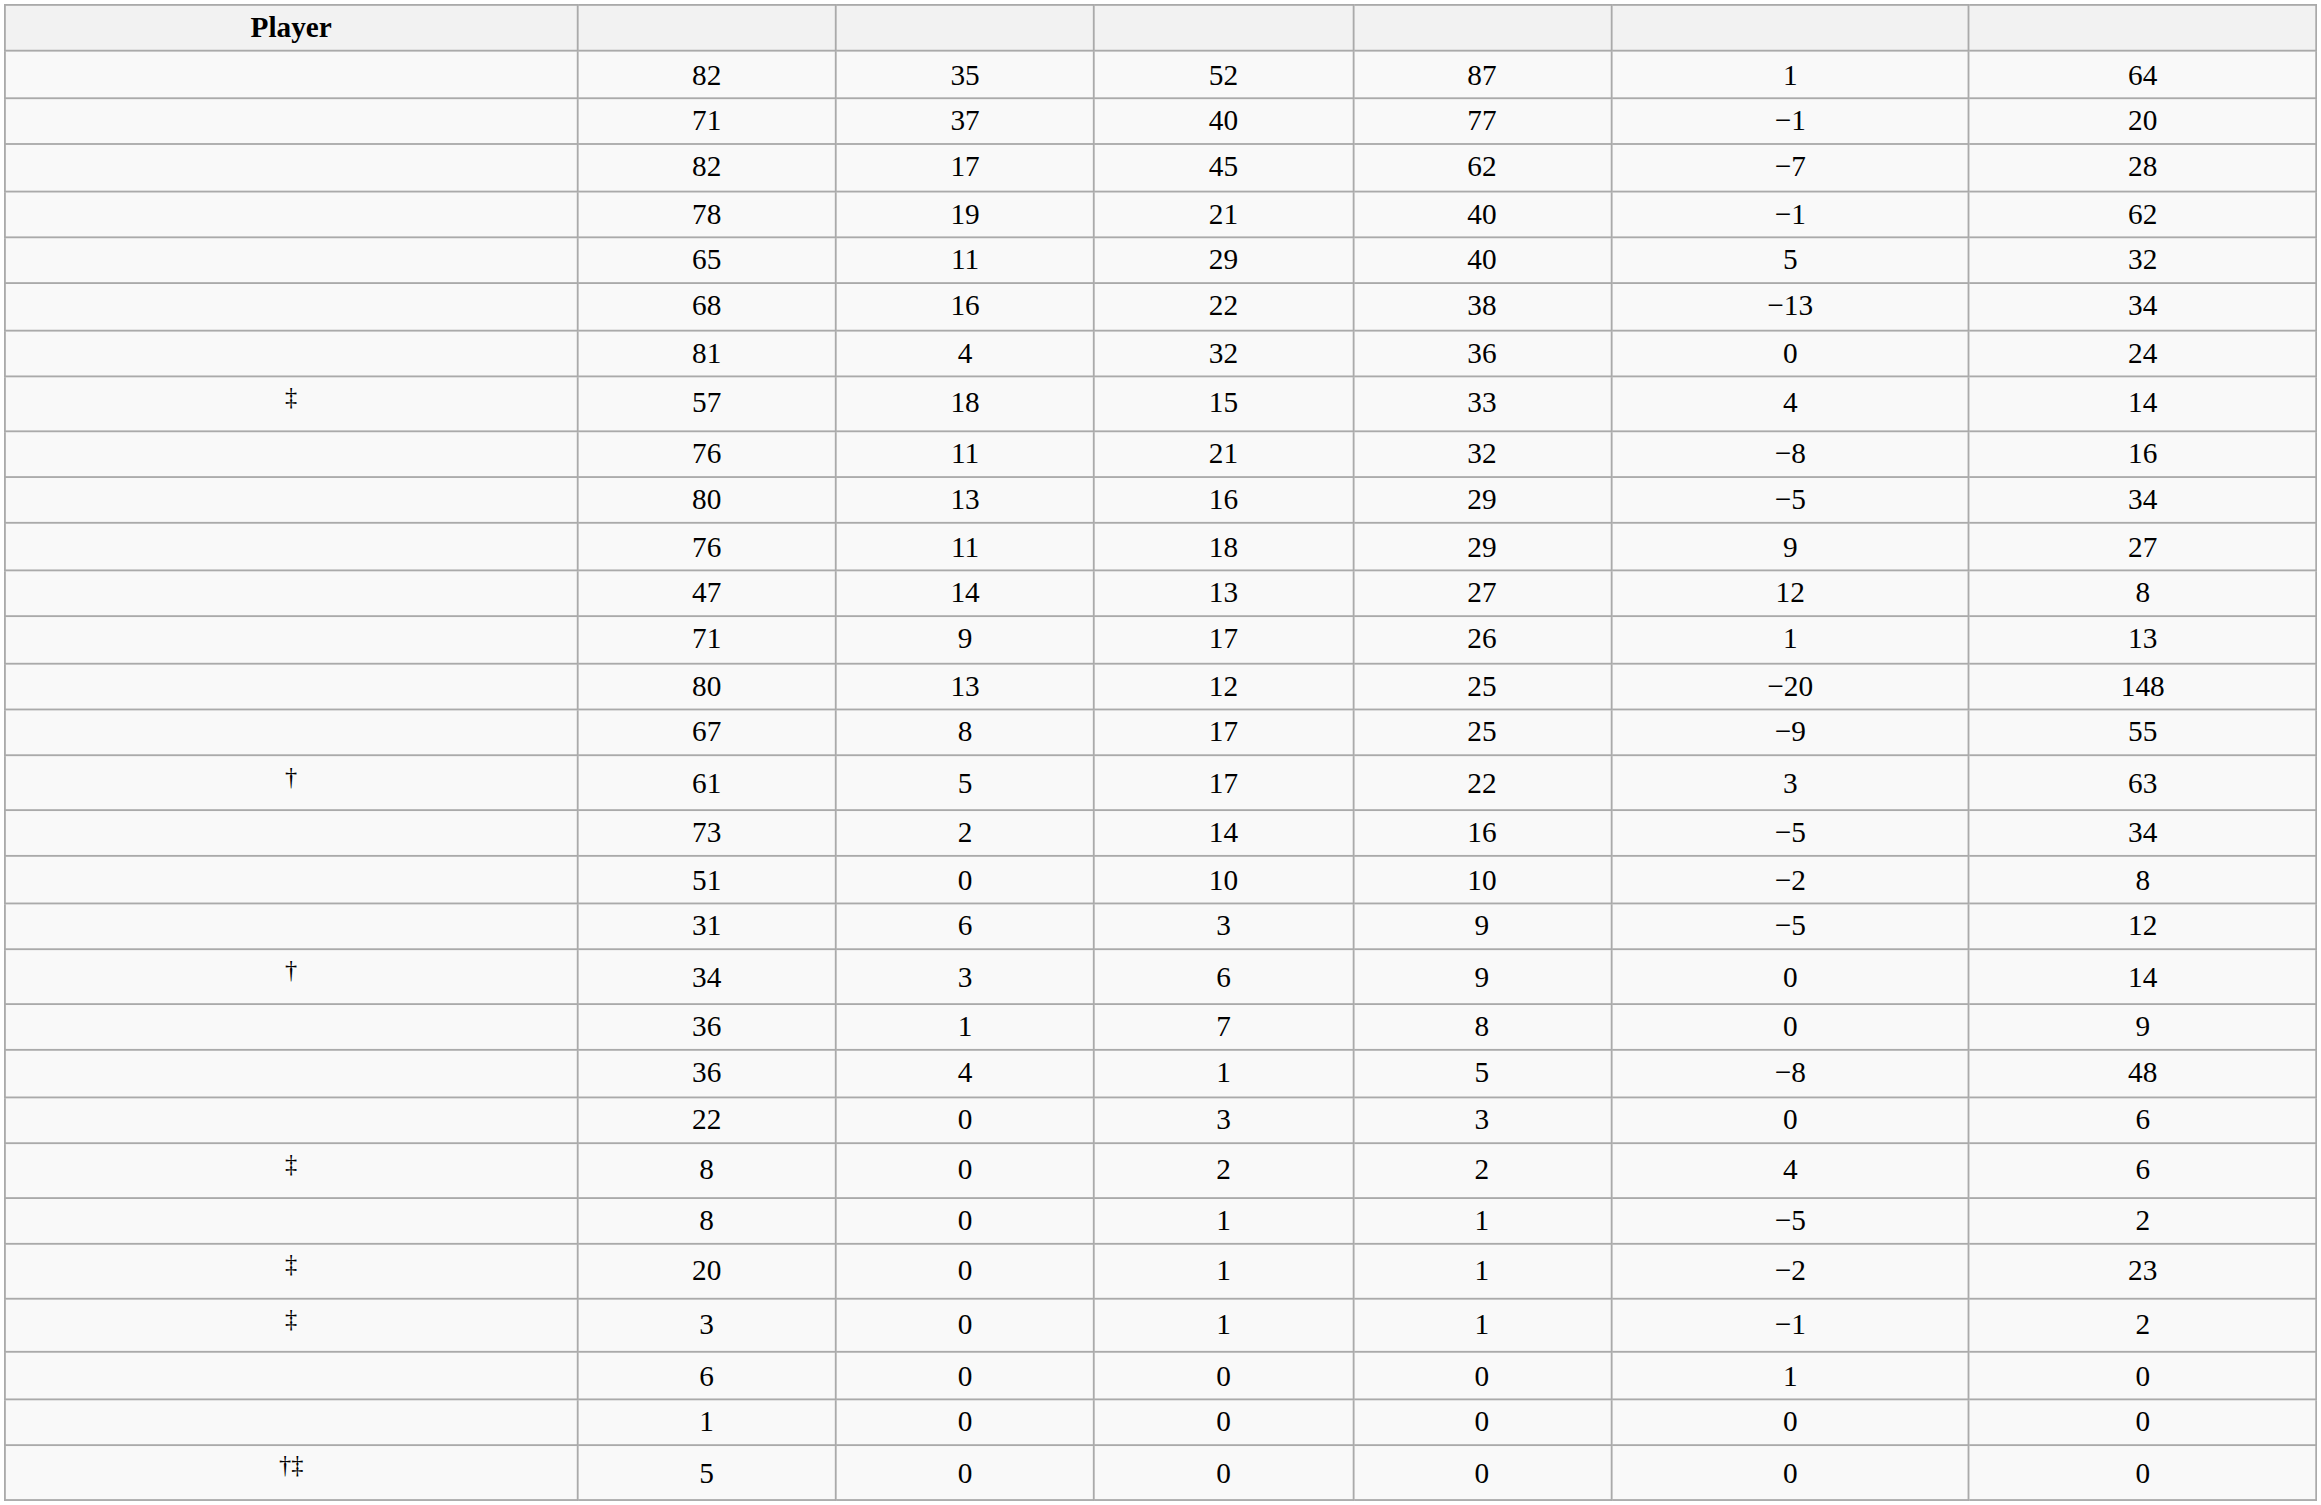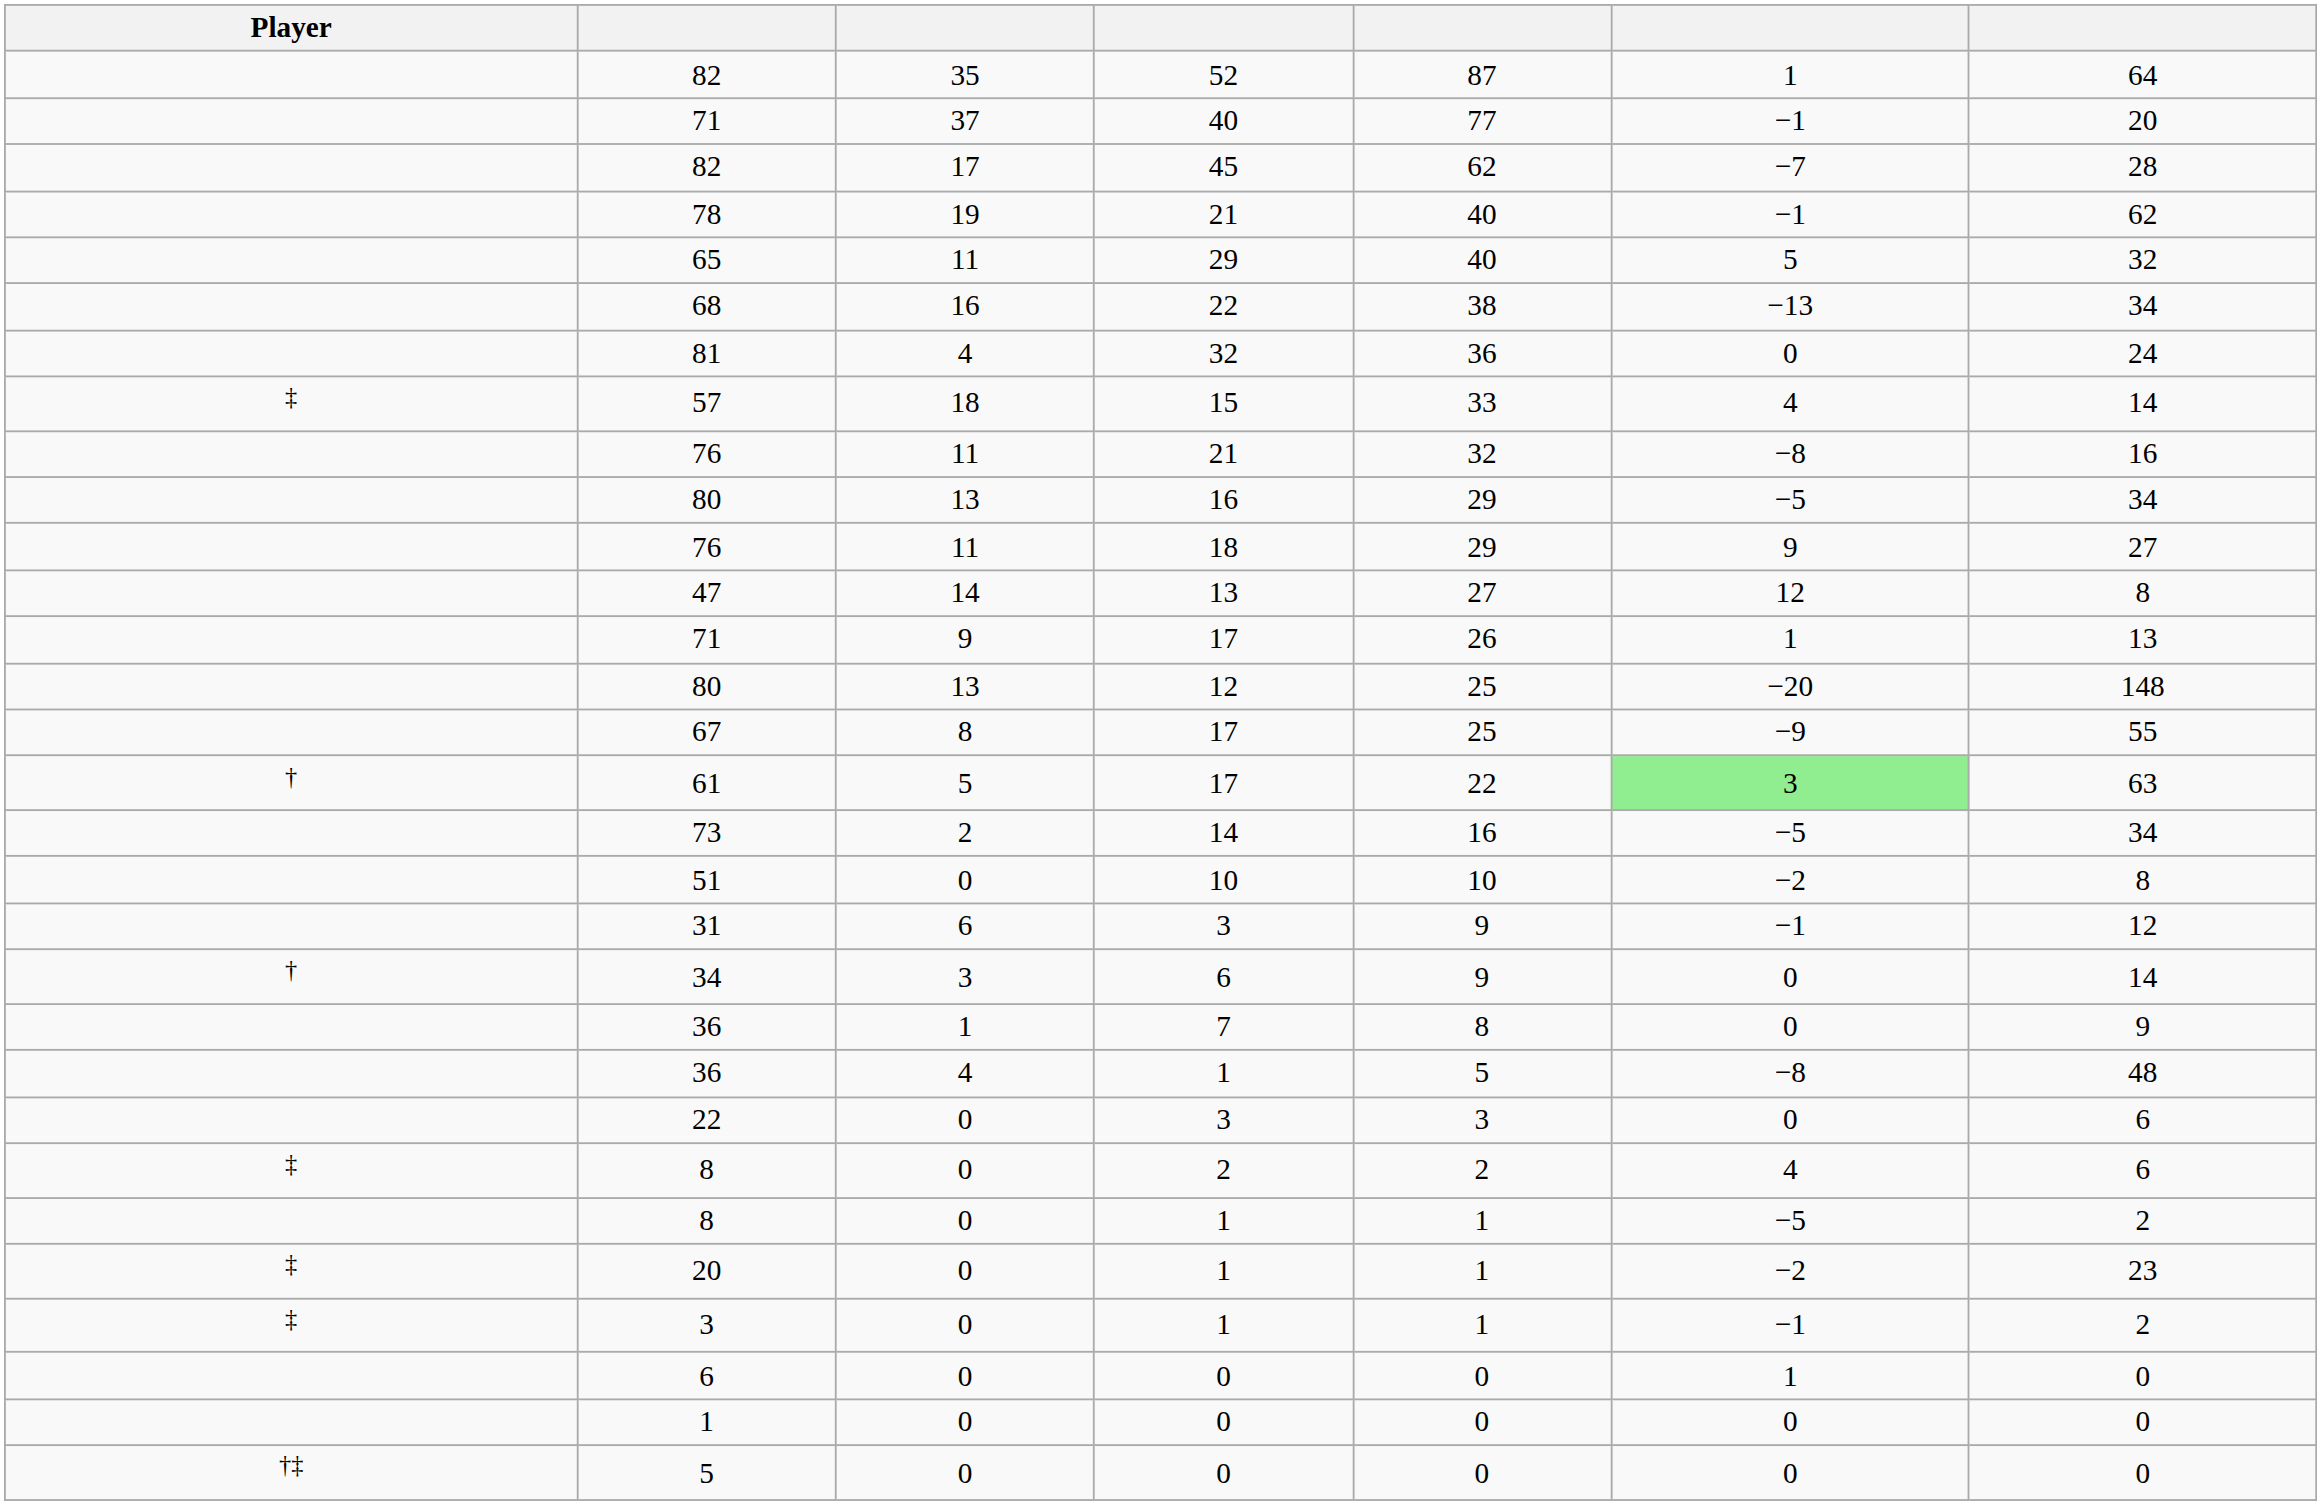(1790, 782) no background -> (1790, 782) lightgreen background
(1790, 925) −5 -> (1790, 925) −1
